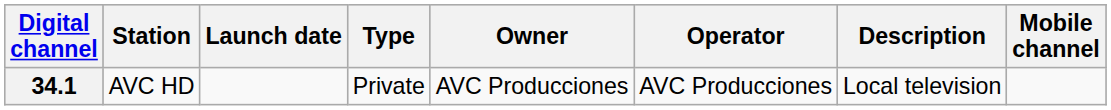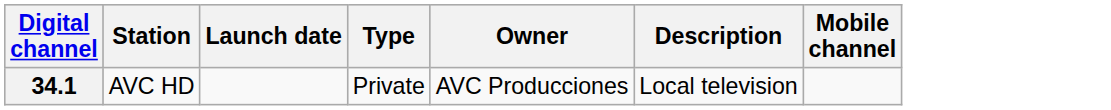- column: (736, 36)
